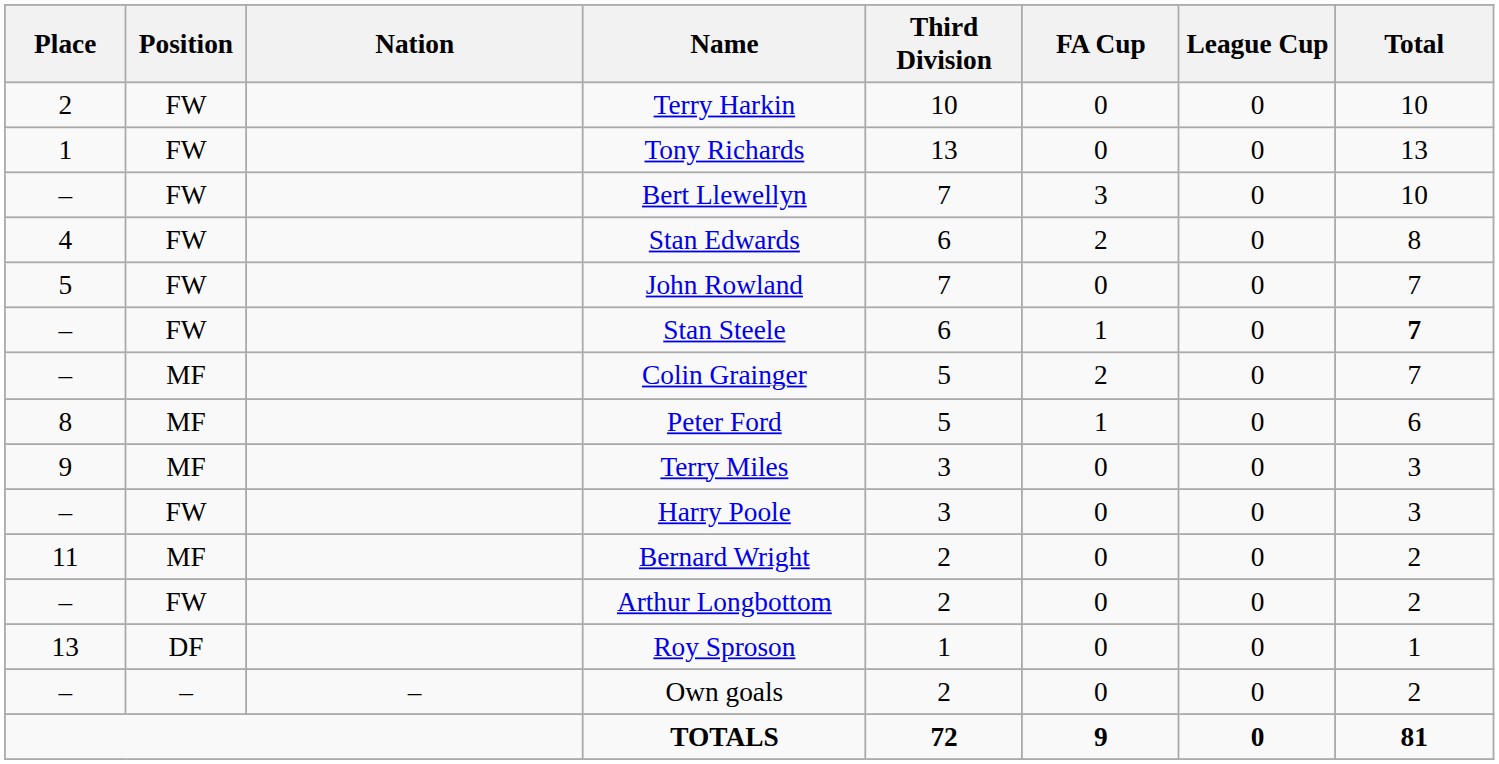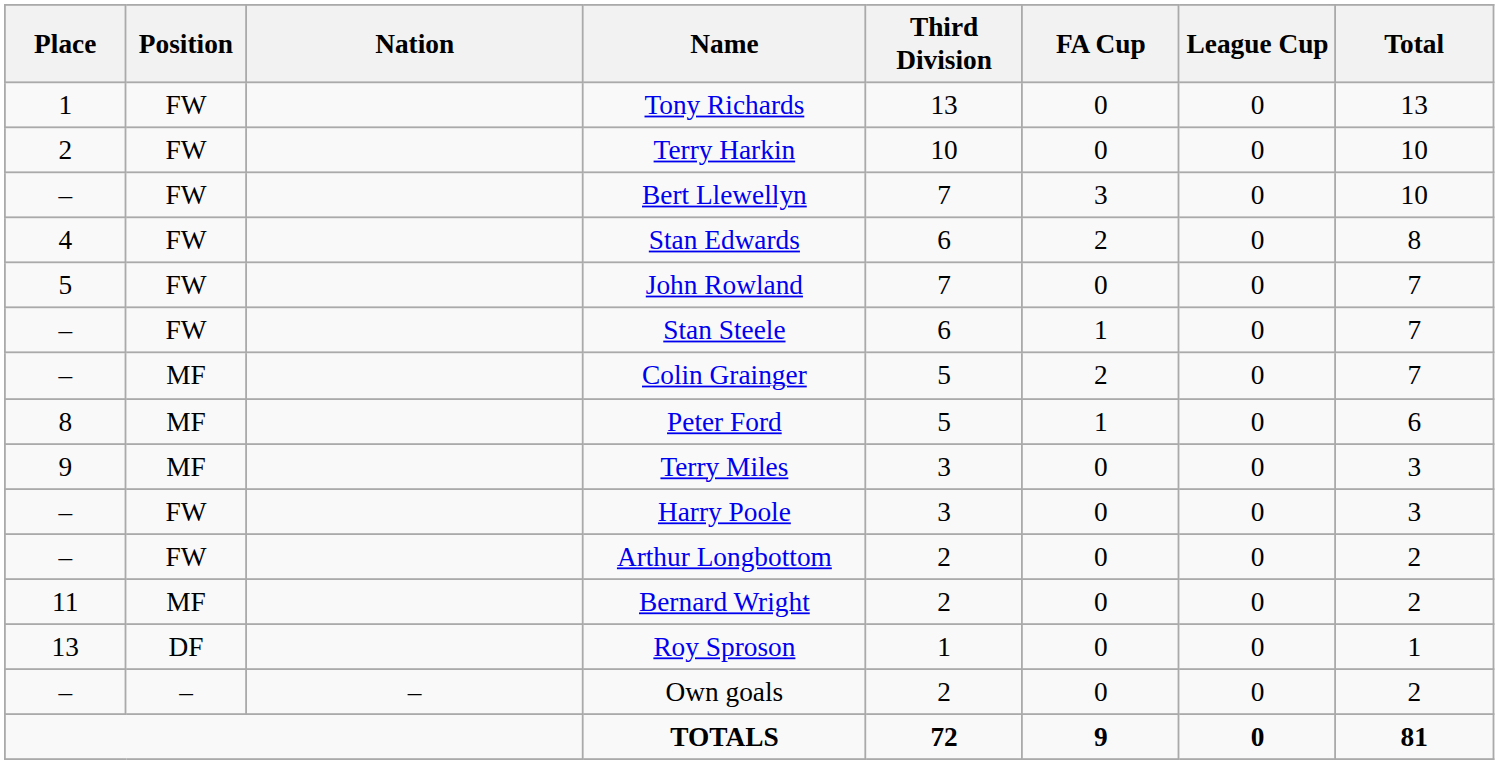rows swapped: (724, 149) <-> (724, 104)
(1414, 330) bold -> (1414, 330) normal
rows swapped: (724, 555) <-> (724, 600)
